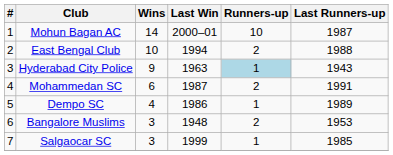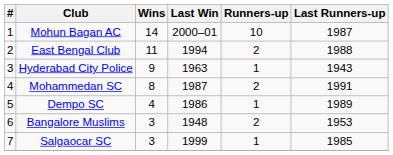(152, 50) 10 -> (152, 50) 11
(256, 68) lightblue background -> (256, 68) no background
(152, 86) 6 -> (152, 86) 8
